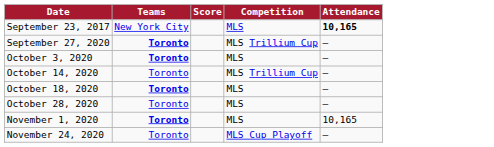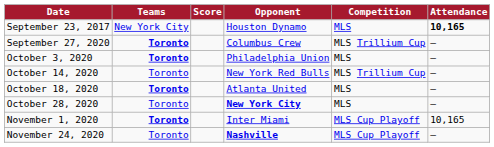+ column: (278, 12)
(235, 120) MLS -> (377, 120) MLS Cup Playoff
